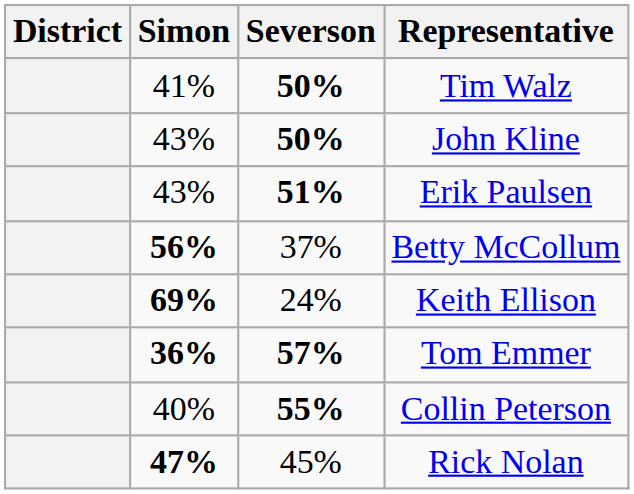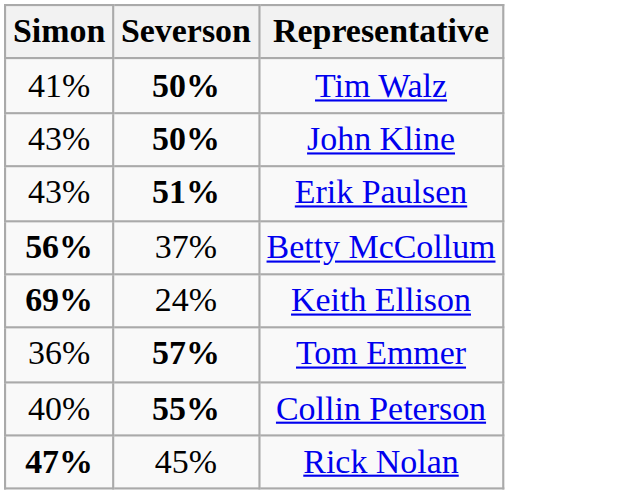- column: (68, 31)
(184, 354) bold -> (59, 354) normal
